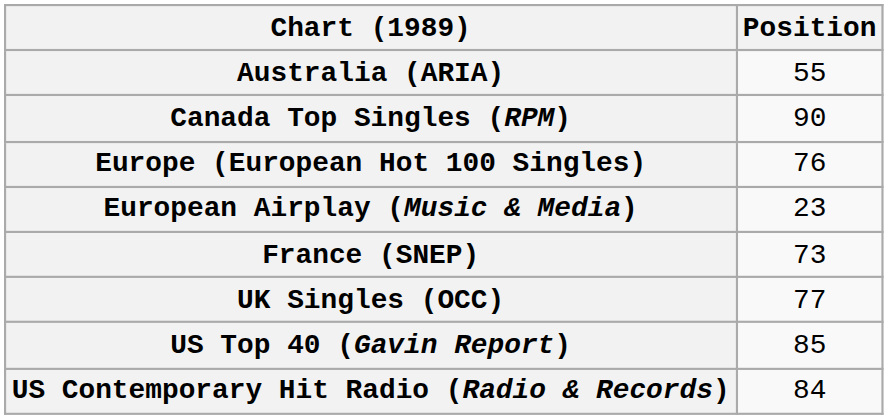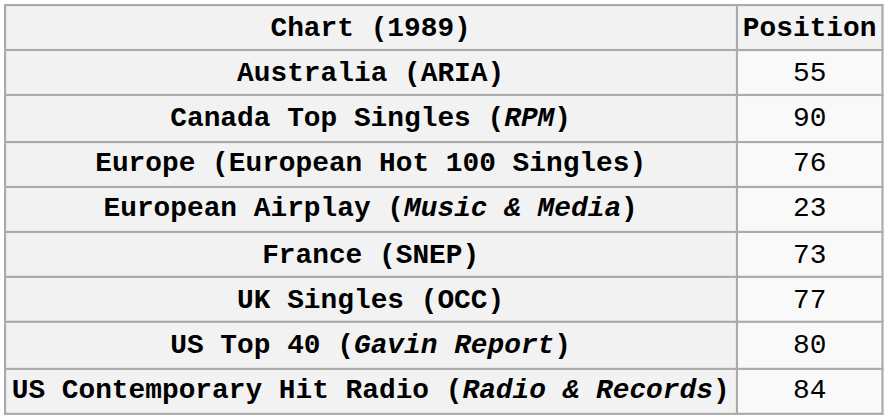(810, 345) 85 -> (810, 345) 80
